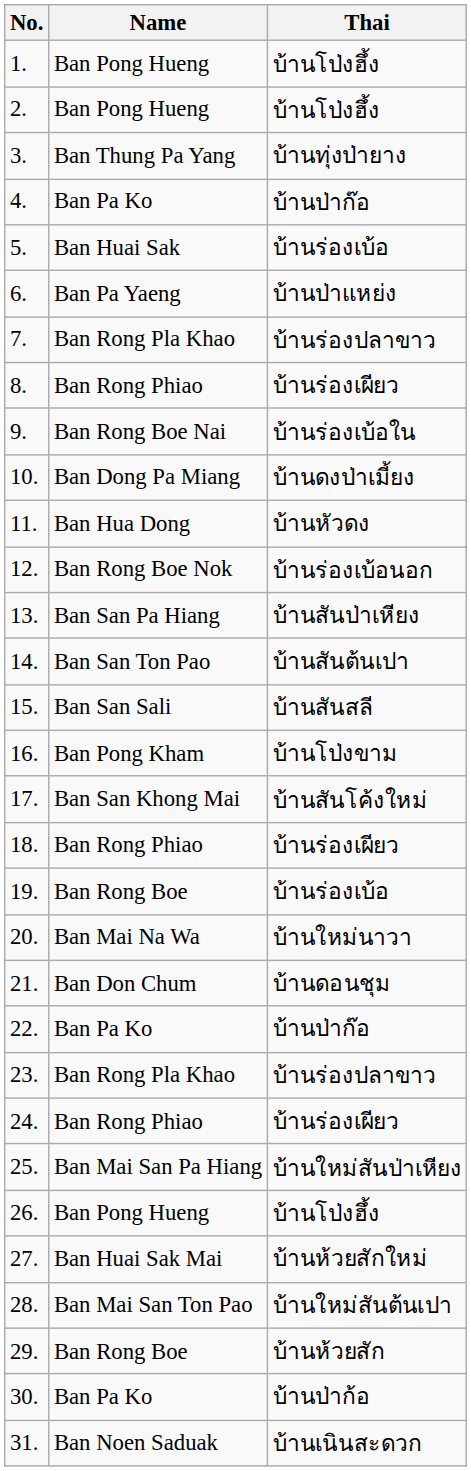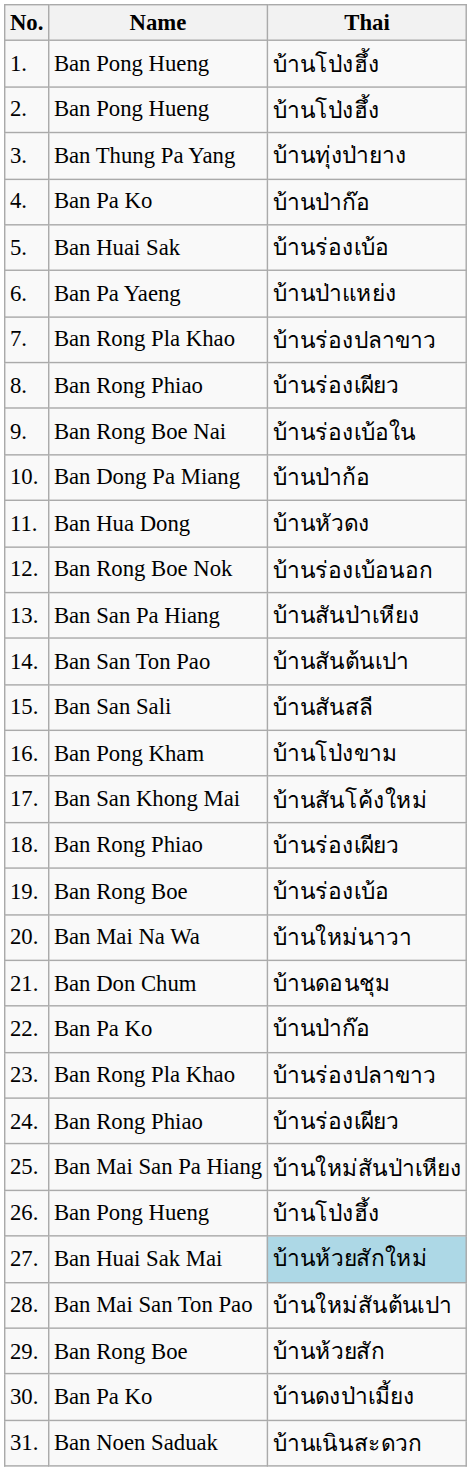(344, 477) บ้านดงป่าเมี้ยง -> (322, 477) บ้านป่าก้อ
(350, 1259) no background -> (350, 1259) lightblue background
(322, 1397) บ้านป่าก้อ -> (344, 1397) บ้านดงป่าเมี้ยง
